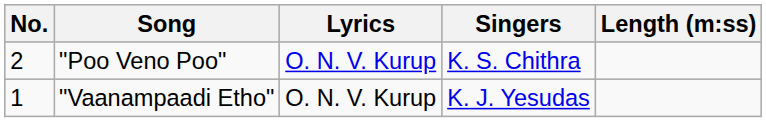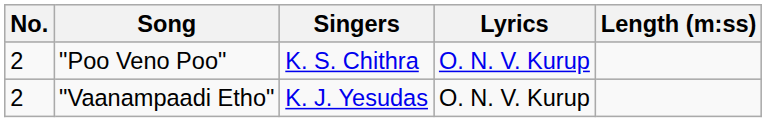columns swapped: (519, 24) <-> (361, 24)
(17, 98) 1 -> (17, 98) 2
